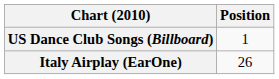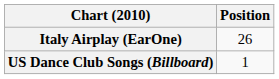rows swapped: (111, 62) <-> (111, 39)
